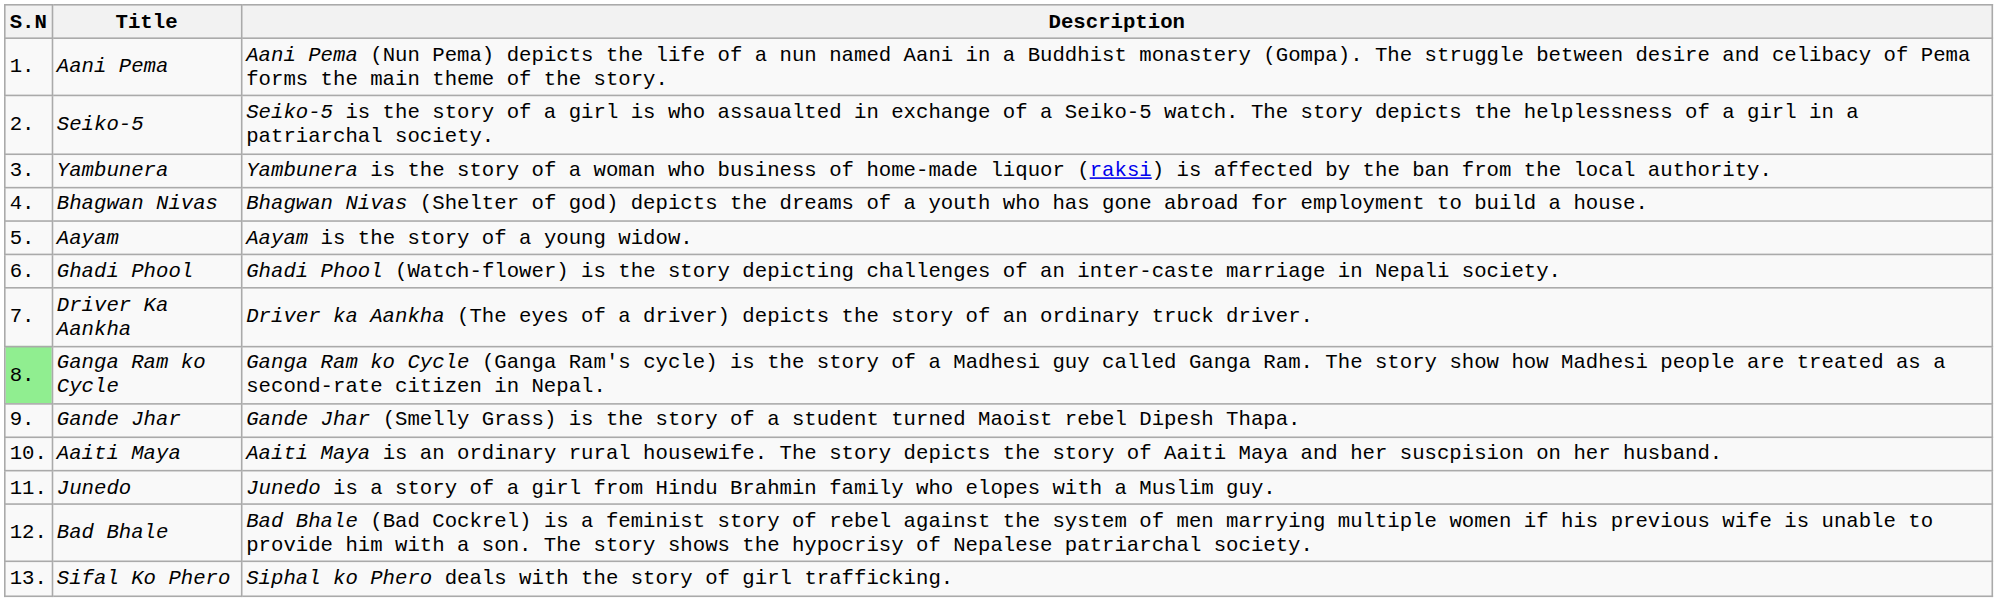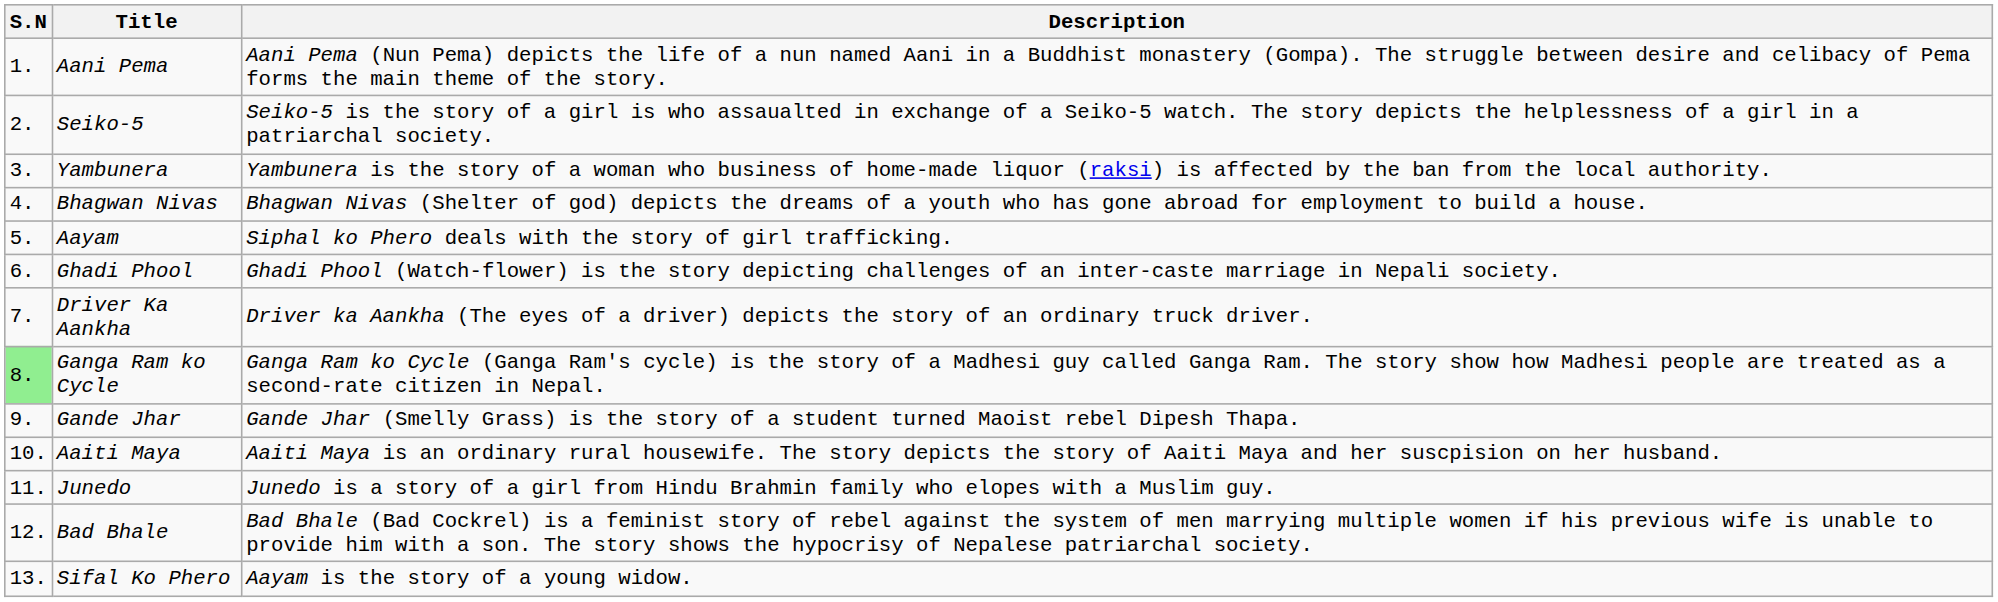(469, 238) Aayam is the story of a young widow. -> (600, 238) Siphal ko Phero deals with the story of girl trafficking.
(600, 579) Siphal ko Phero deals with the story of girl trafficking. -> (469, 579) Aayam is the story of a young widow.
